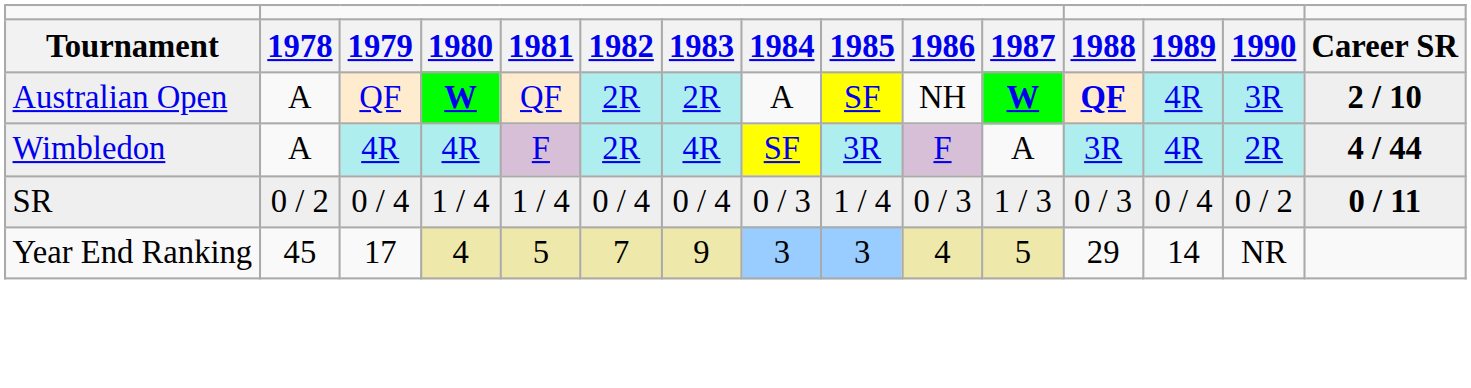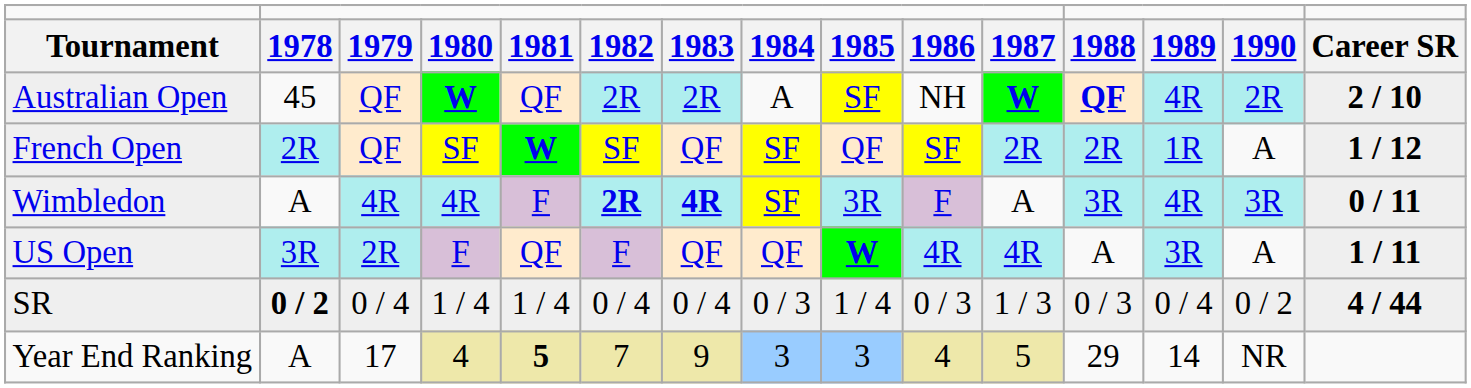(300, 97) A -> (300, 97) 45
(1264, 97) 3R -> (1264, 97) 2R
+ row: (97, 148)
(621, 148) normal -> (621, 200) bold
(702, 148) normal -> (702, 200) bold
(1264, 148) 2R -> (1264, 200) 3R
(1385, 148) 4 / 44 -> (1385, 200) 0 / 11
+ row: (73, 252)
(300, 200) normal -> (300, 304) bold
(1385, 200) 0 / 11 -> (1385, 304) 4 / 44
(300, 252) 45 -> (300, 356) A
(541, 252) normal -> (541, 356) bold
